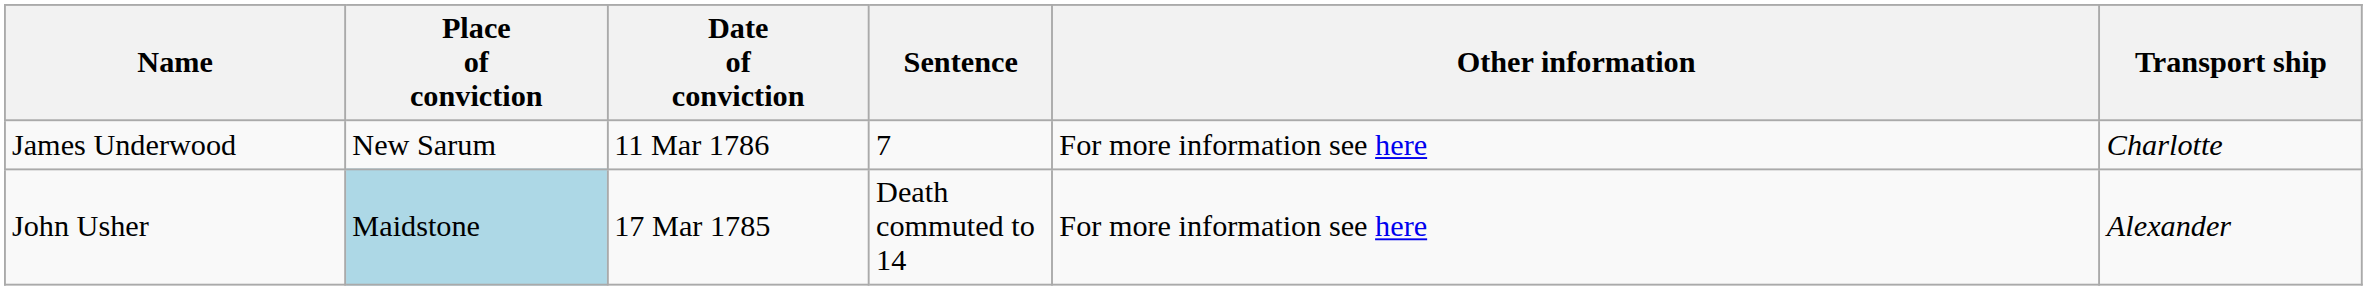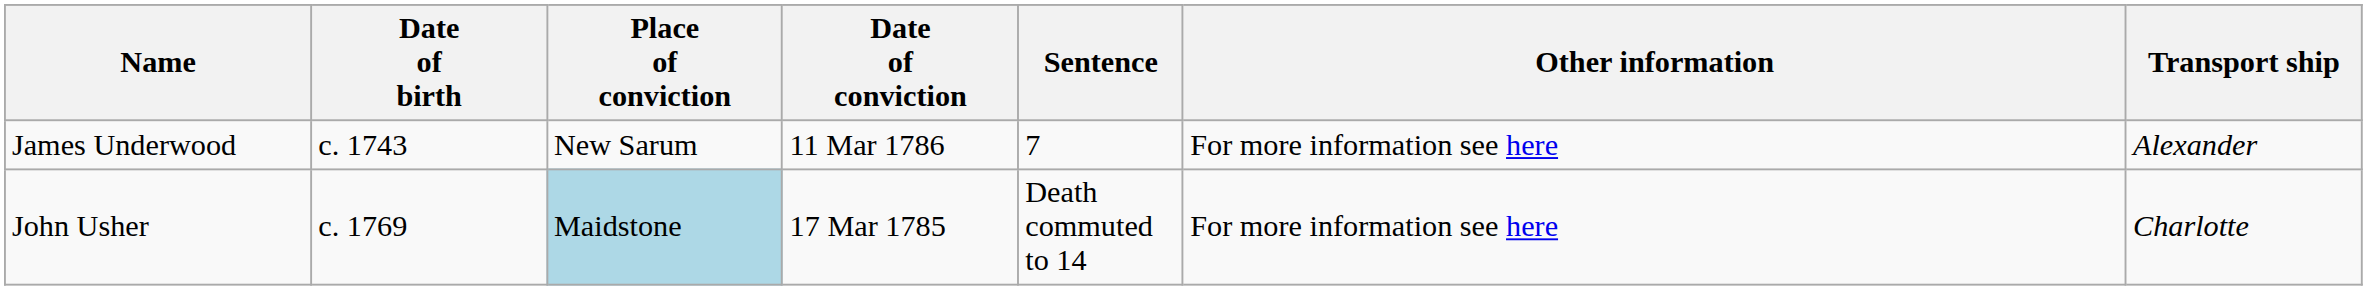+ column: (429, 62)
(2165, 144) Charlotte -> (2195, 144) Alexander
(2169, 226) Alexander -> (2191, 226) Charlotte
